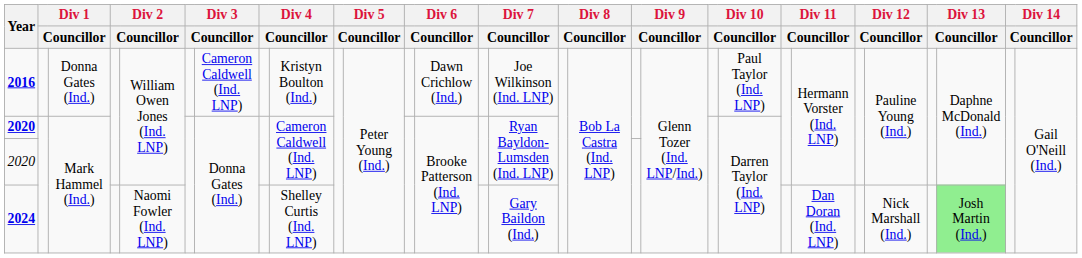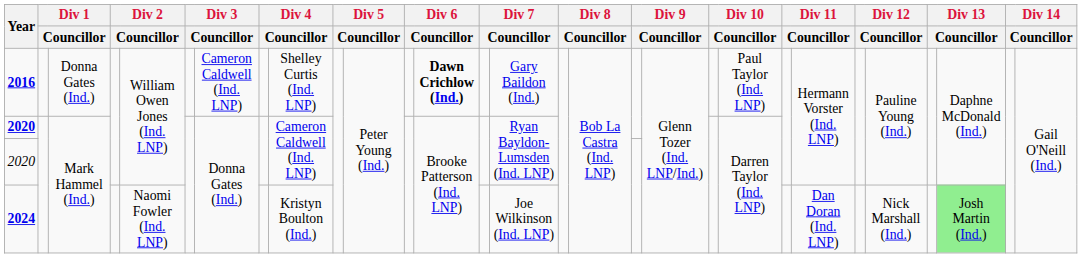(301, 82) Kristyn Boulton (Ind.) -> (301, 82) Shelley Curtis (Ind. LNP)
(447, 82) normal -> (447, 82) bold
(523, 82) Joe Wilkinson (Ind. LNP) -> (524, 82) Gary Baildon (Ind.)
(301, 218) Shelley Curtis (Ind. LNP) -> (301, 218) Kristyn Boulton (Ind.)
(523, 218) Gary Baildon (Ind.) -> (524, 218) Joe Wilkinson (Ind. LNP)
